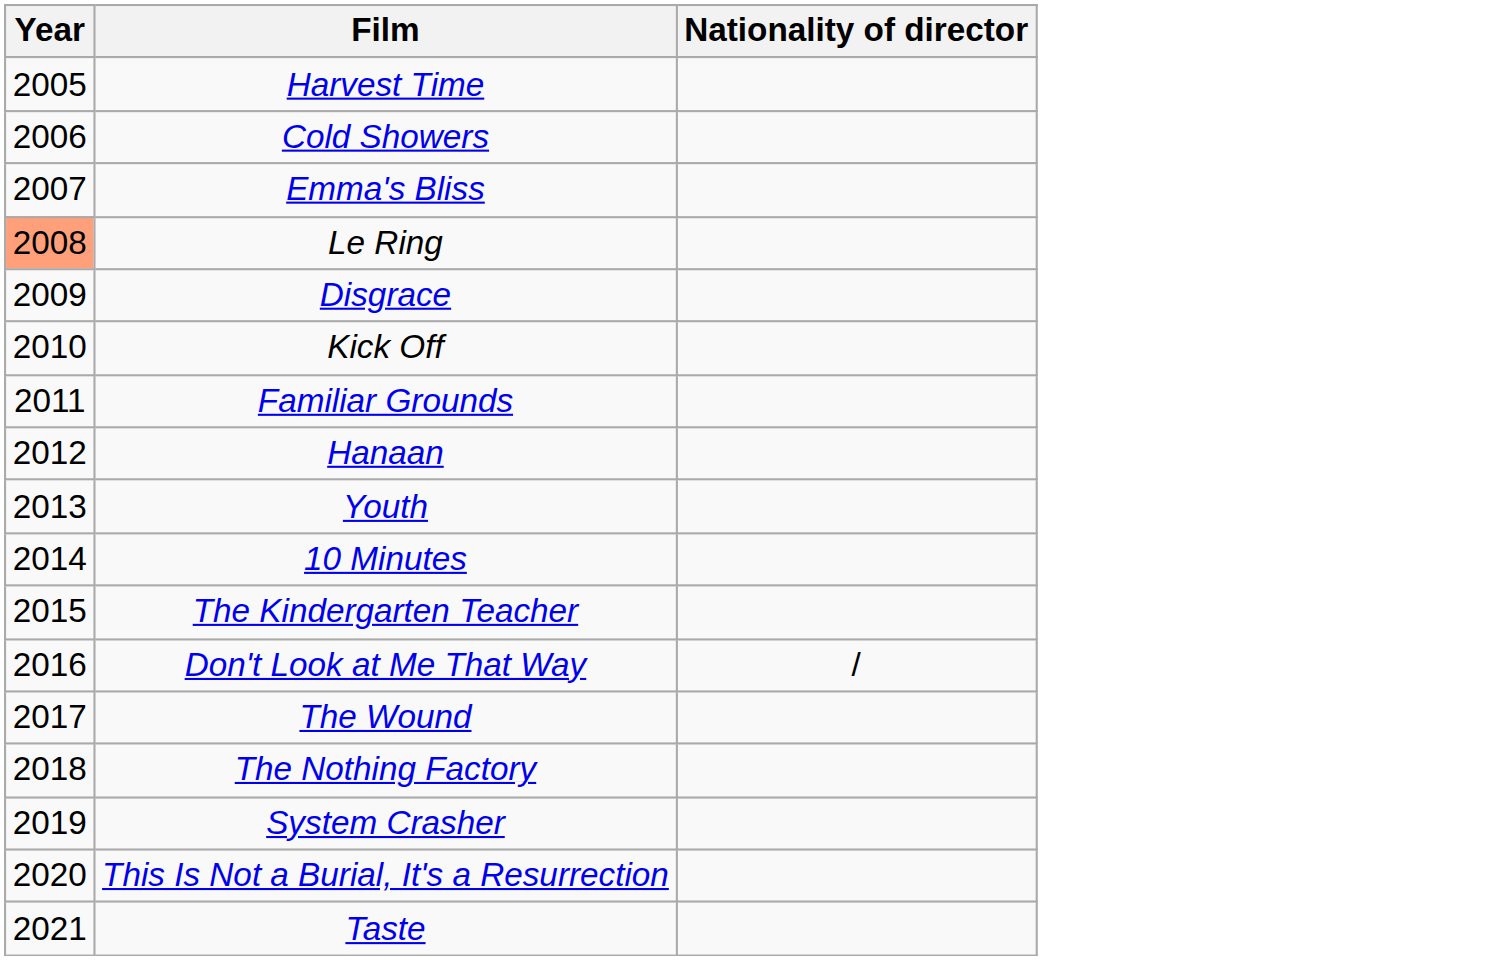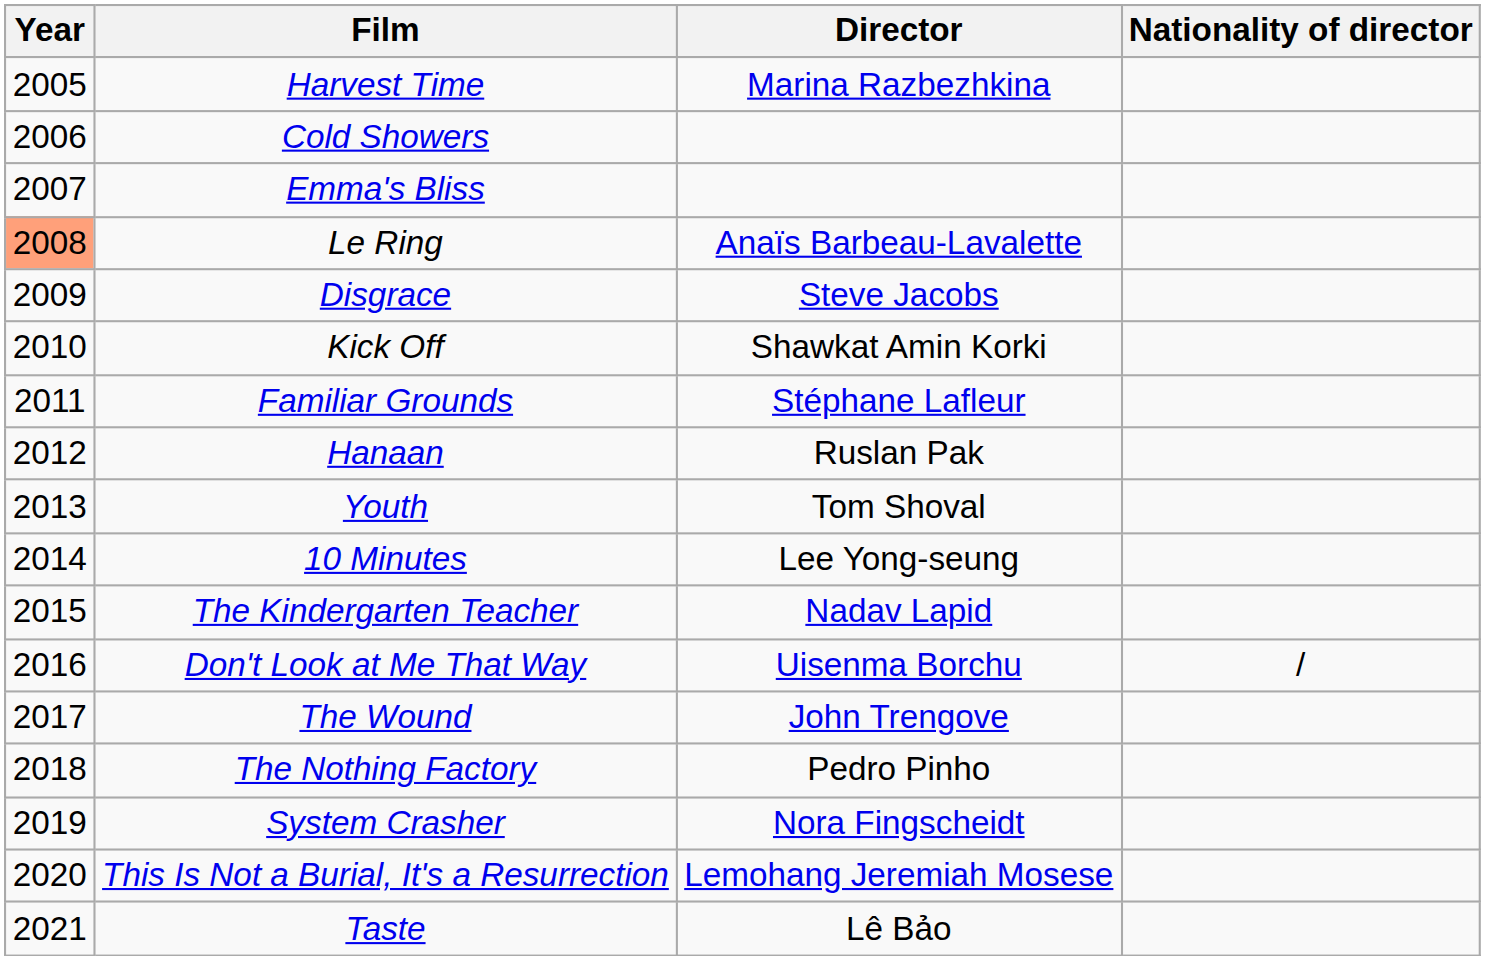+ column: (899, 30)
